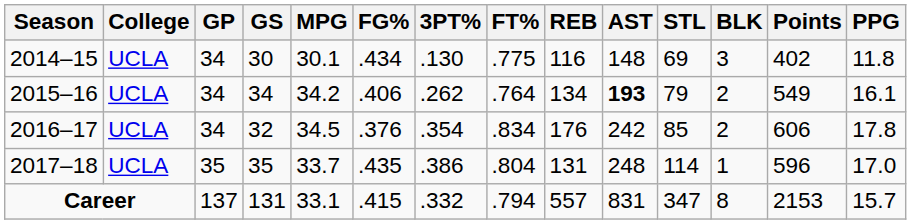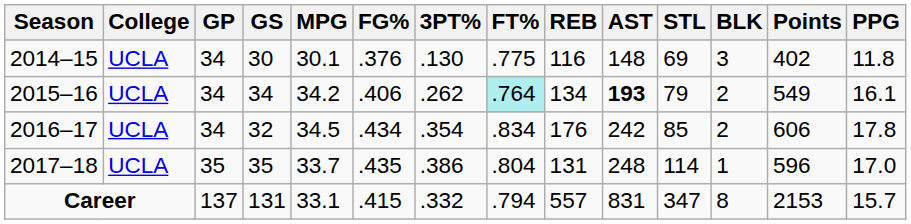(380, 58) .434 -> (380, 58) .376
(514, 93) no background -> (514, 93) paleturquoise background
(380, 129) .376 -> (380, 129) .434
